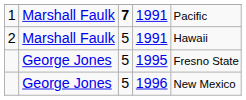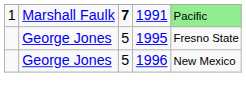(190, 16) no background -> (190, 16) lightgreen background
- row: (12, 38)
